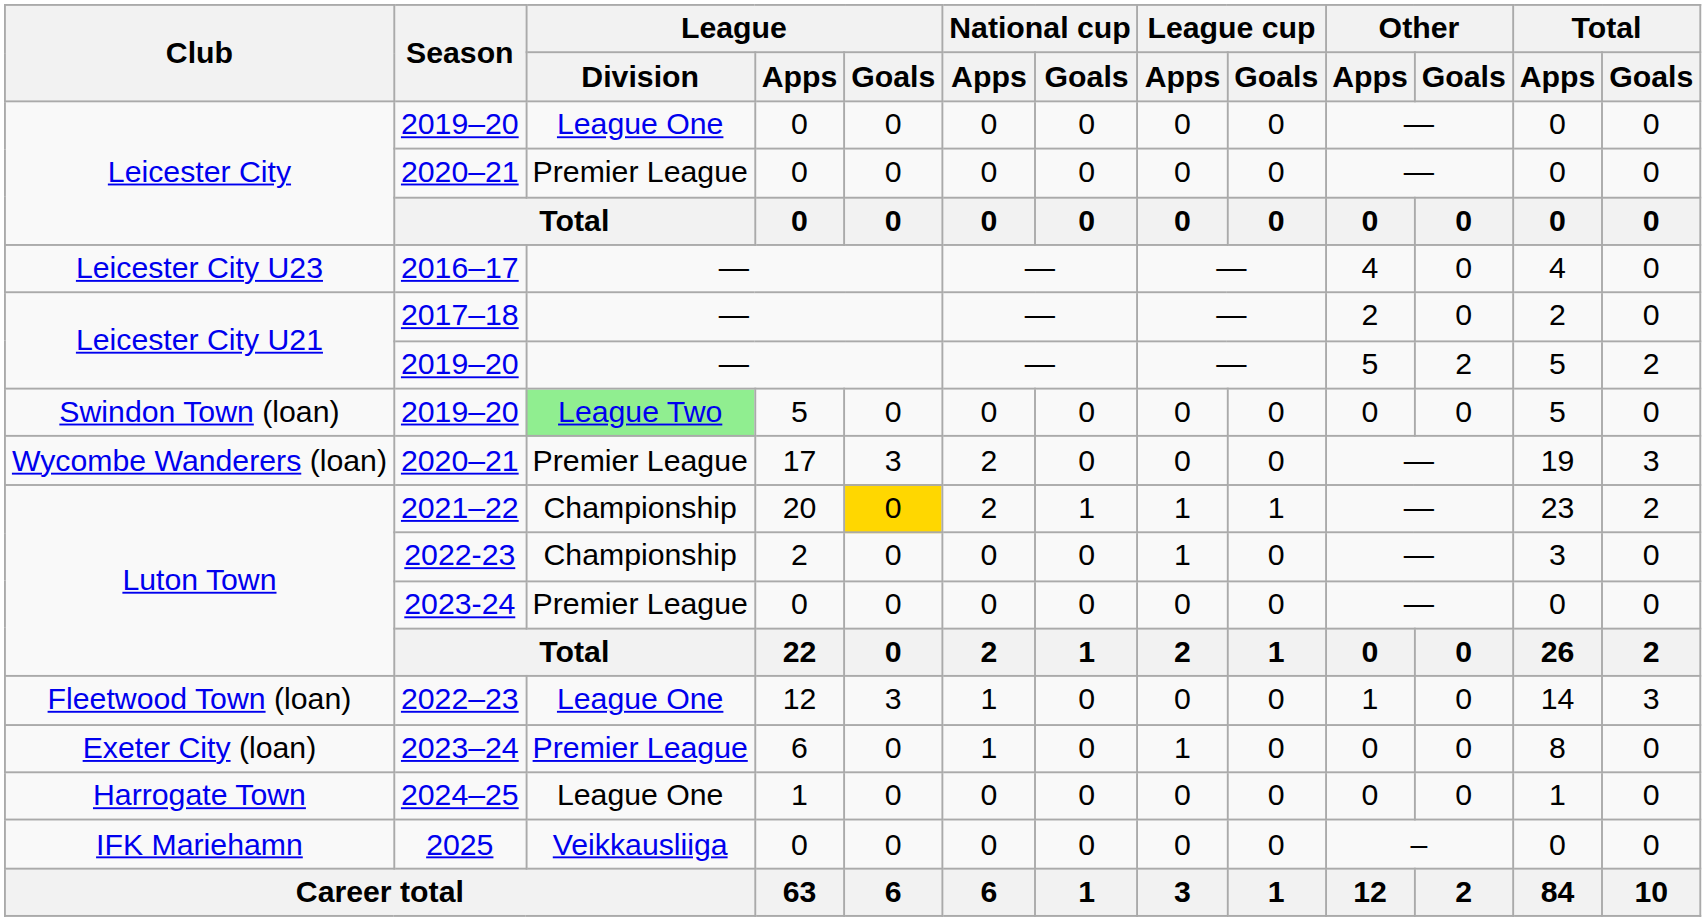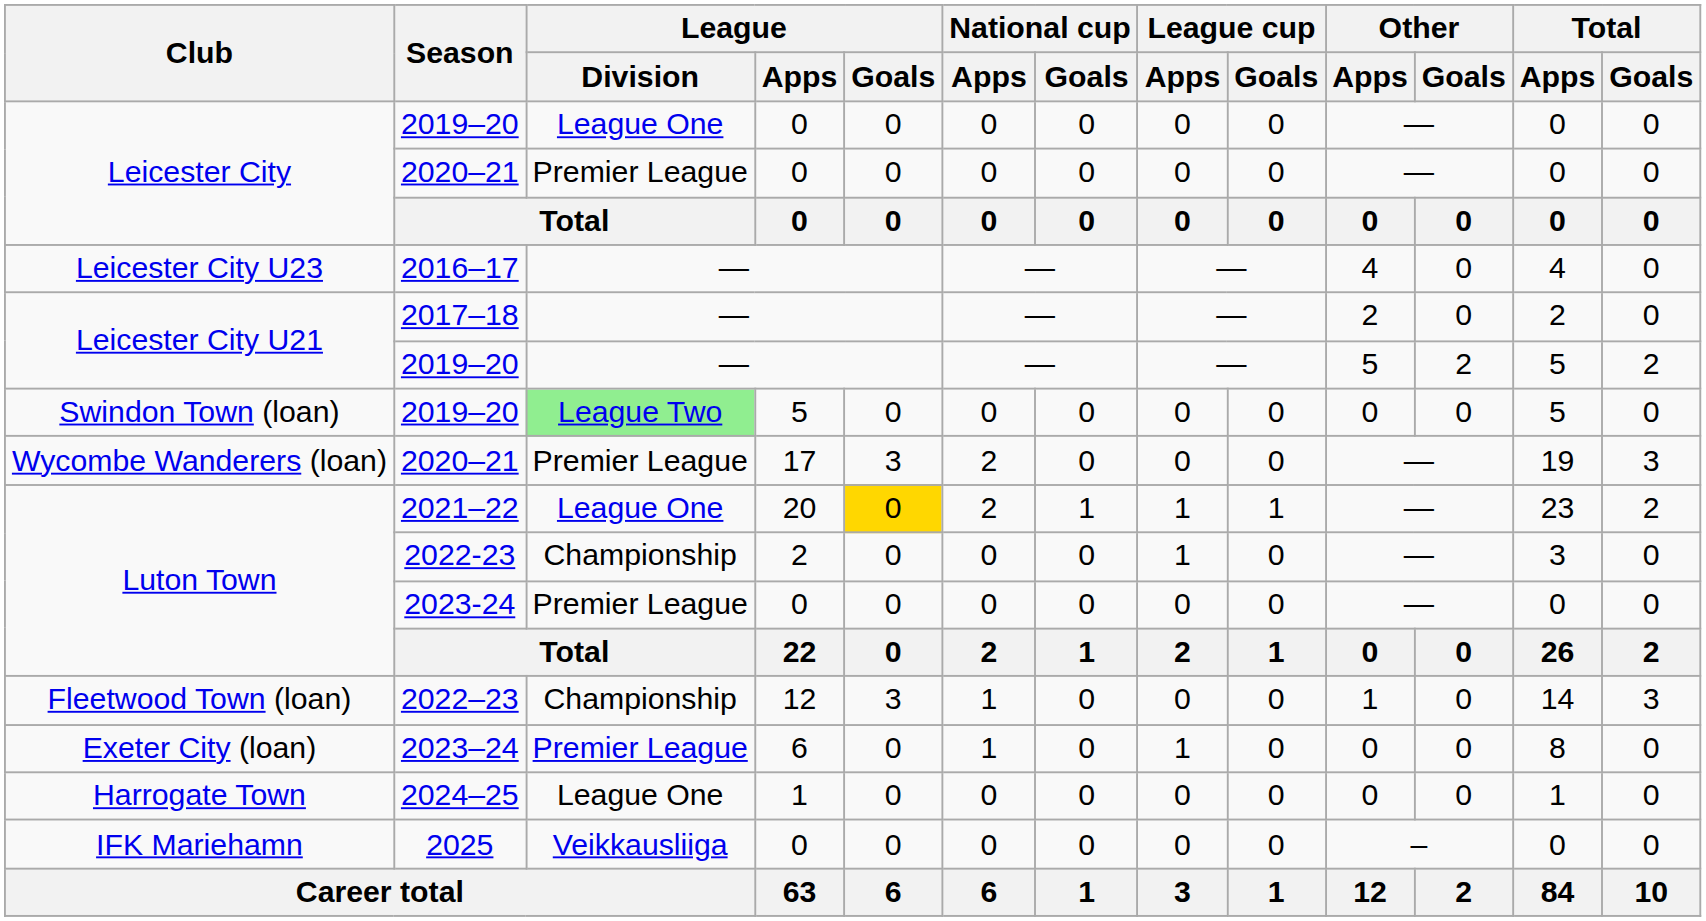(640, 508) Championship -> (640, 508) League One
(640, 699) League One -> (640, 699) Championship
